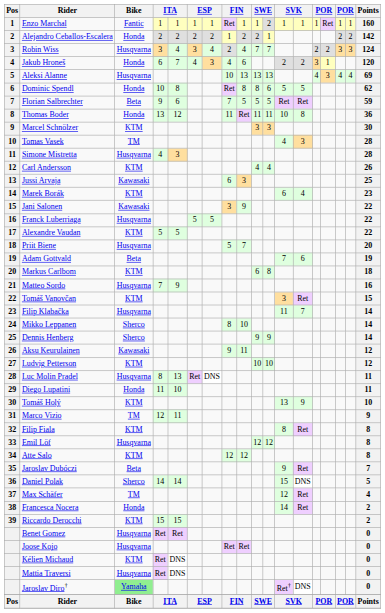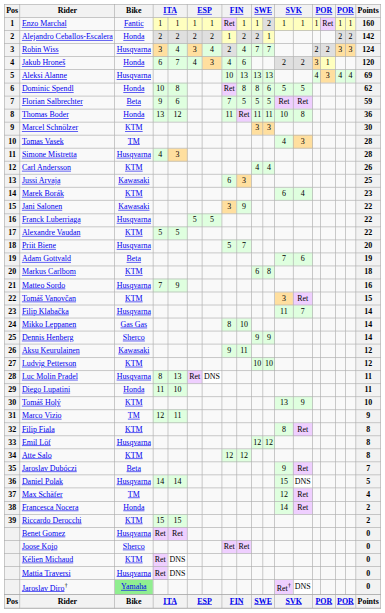(134, 324) Sherco -> (134, 324) Gas Gas
(134, 481) Sherco -> (134, 481) Husqvarna
(134, 547) Husqvarna -> (134, 547) Sherco
